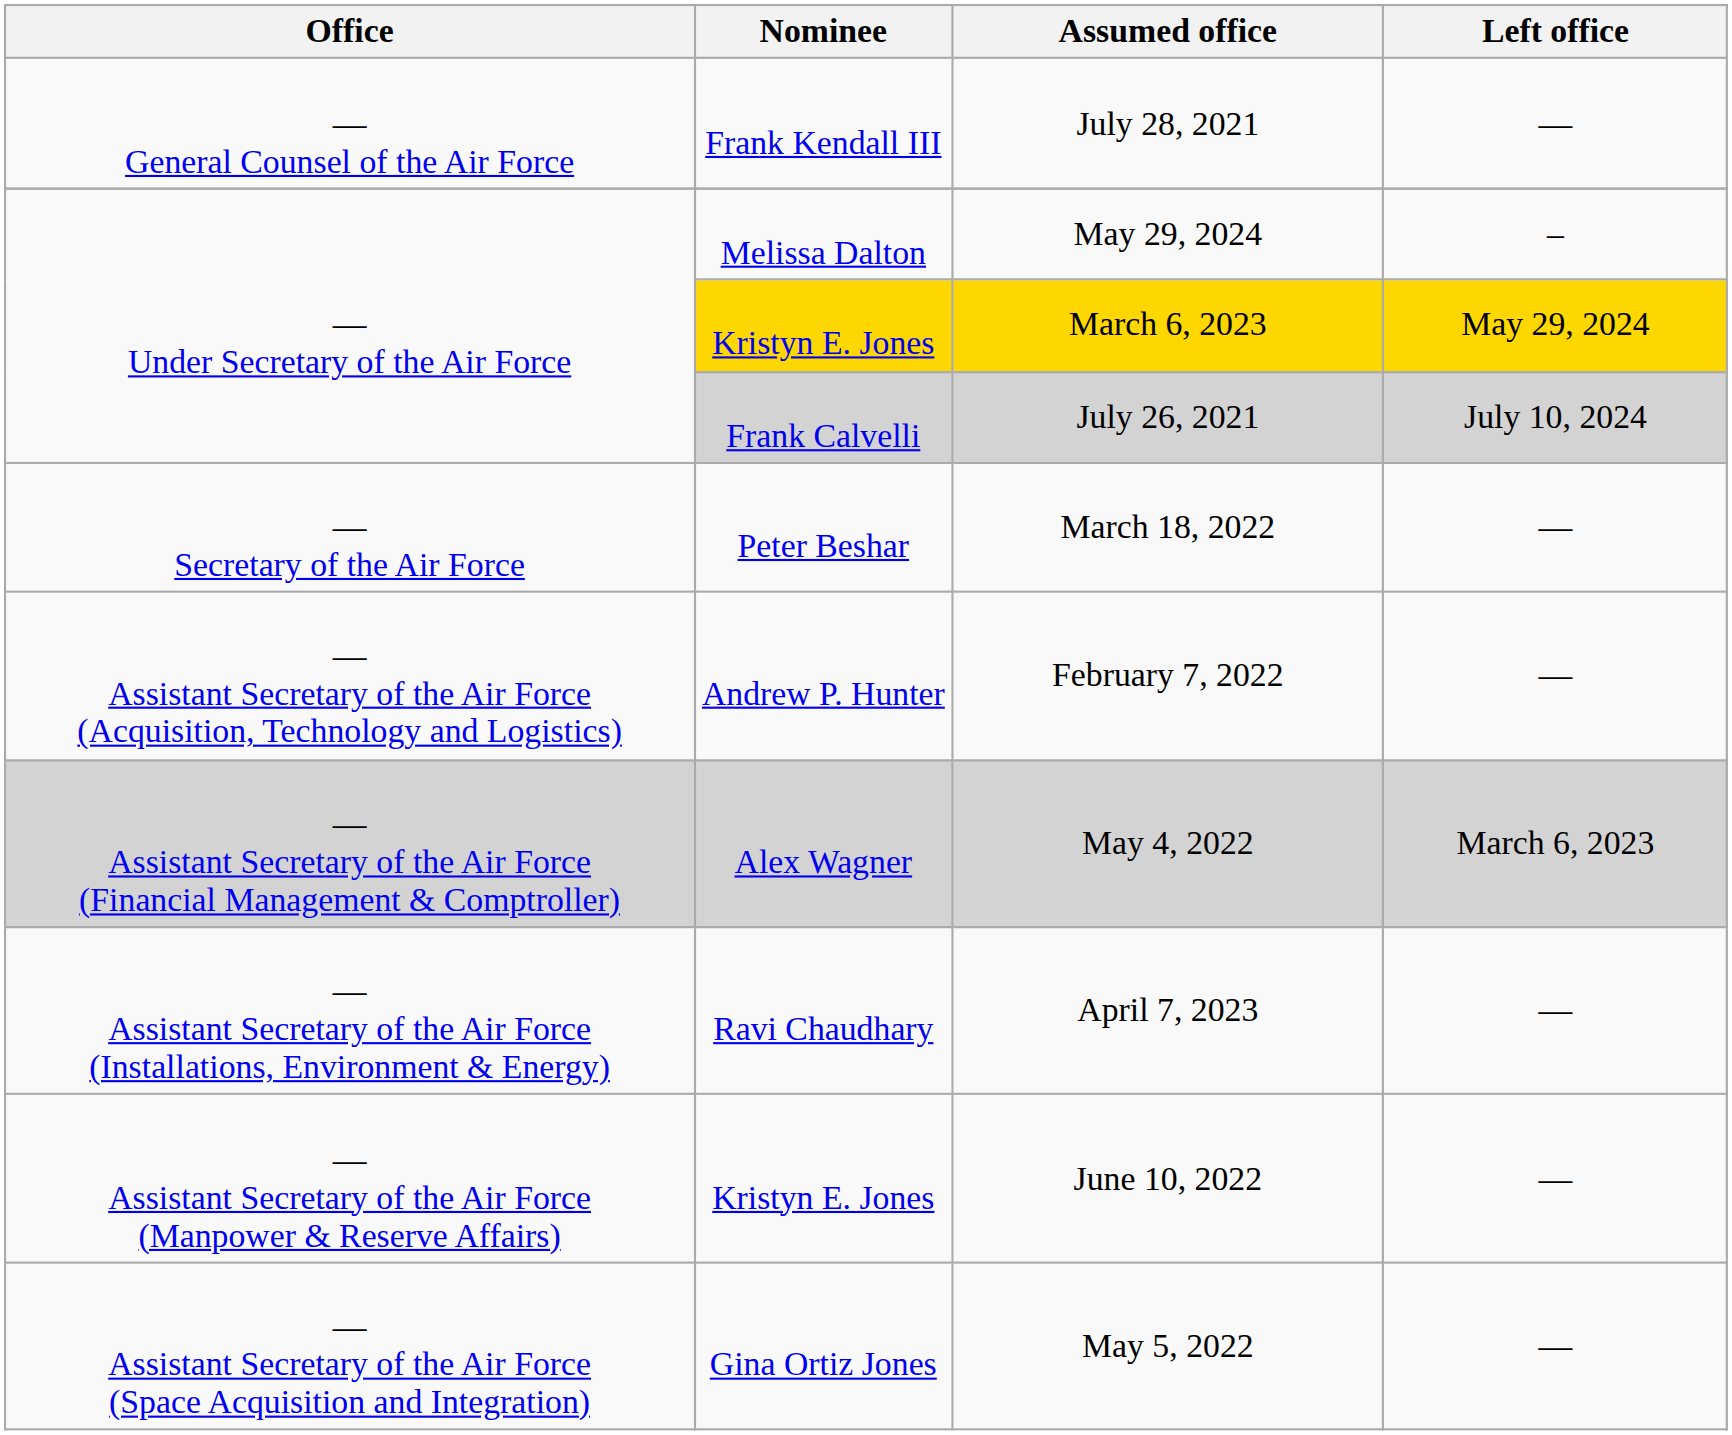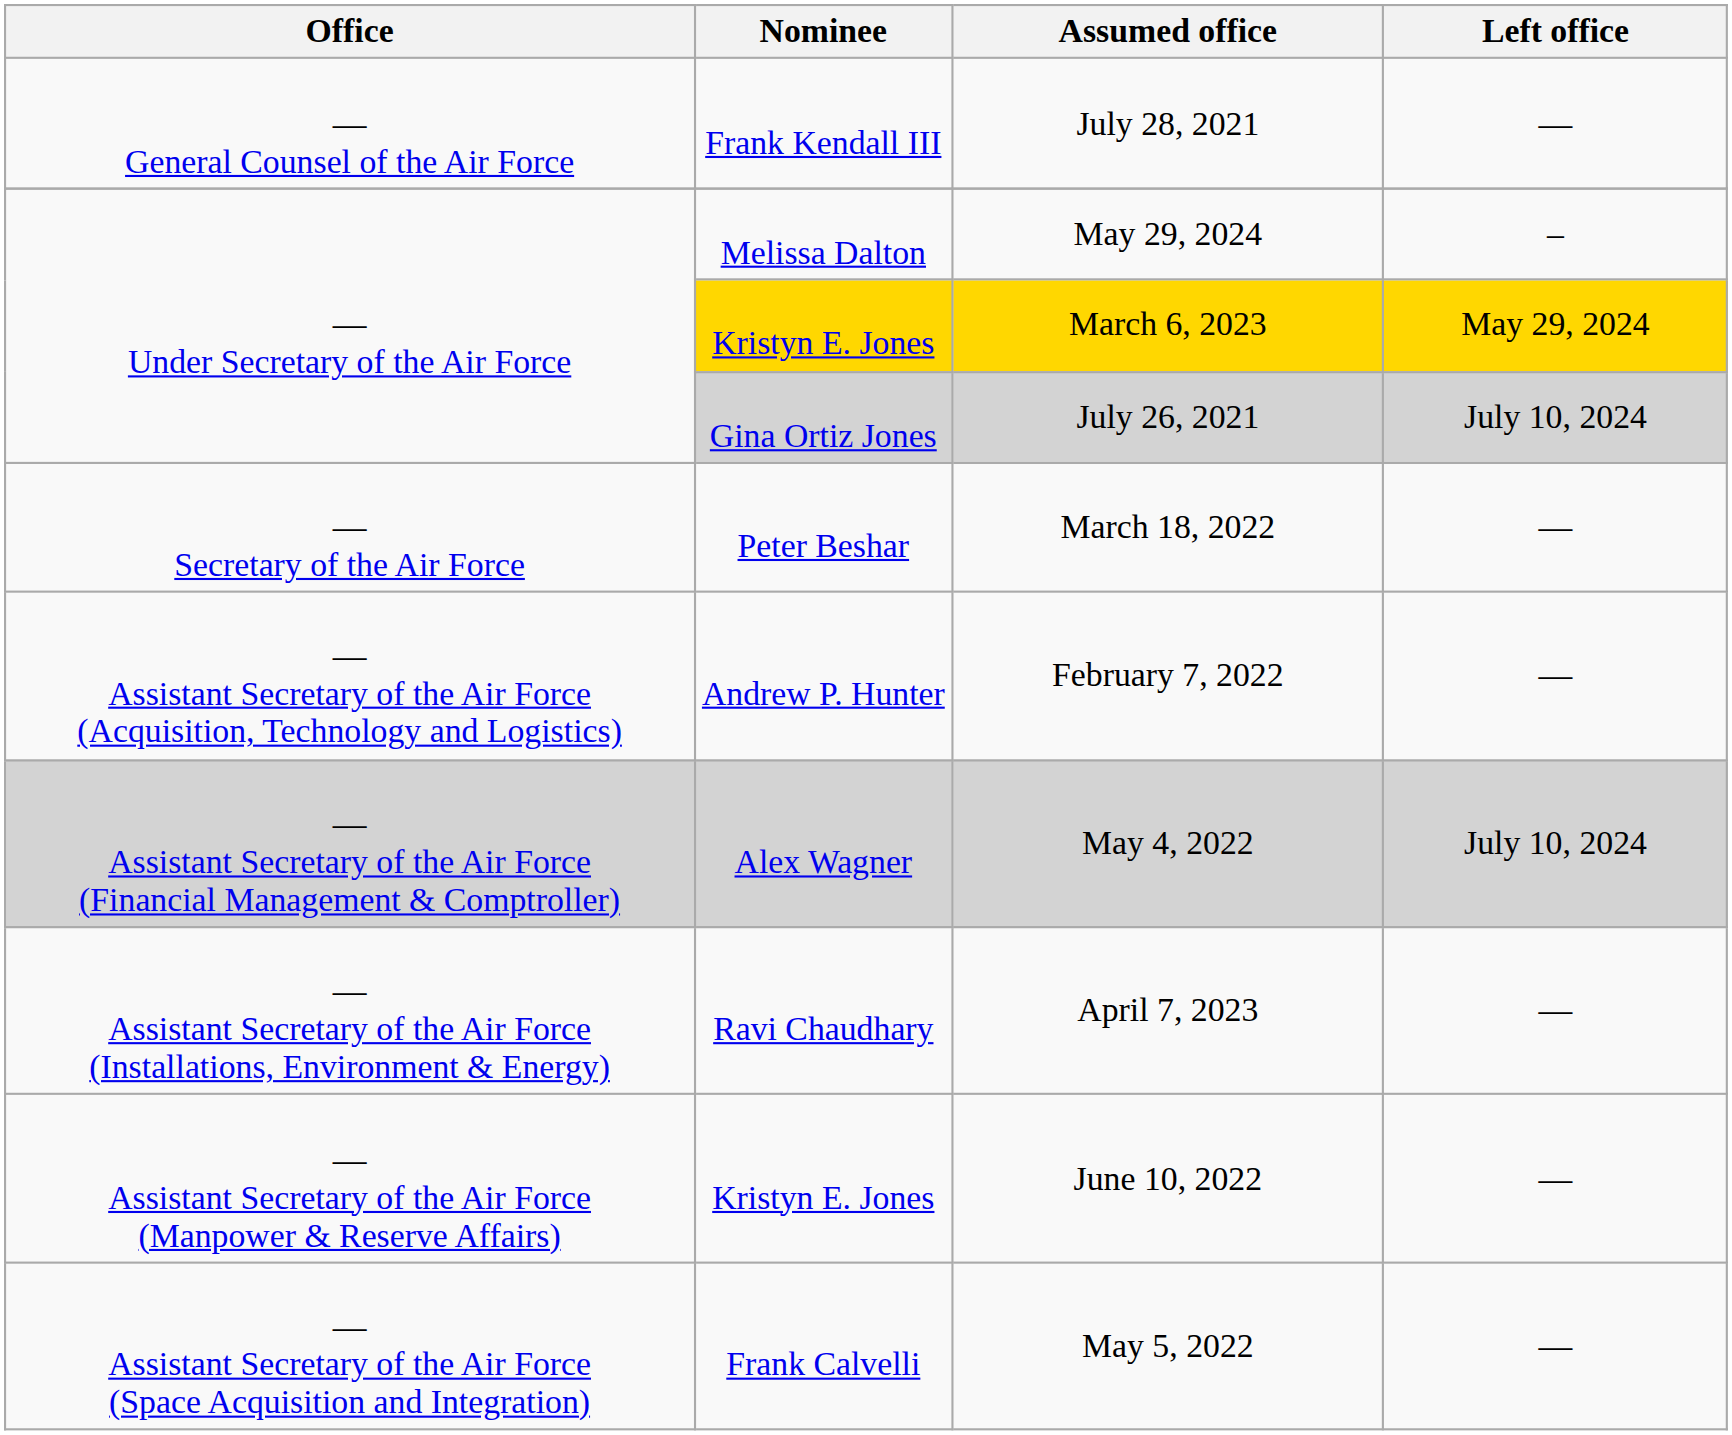(823, 435) Frank Calvelli -> (823, 435) Gina Ortiz Jones
(1555, 842) March 6, 2023 -> (1555, 842) July 10, 2024
(823, 1364) Gina Ortiz Jones -> (823, 1364) Frank Calvelli
